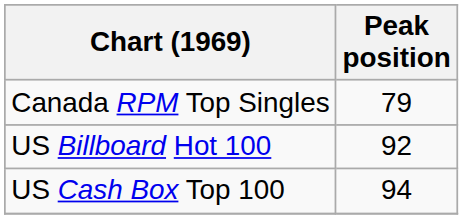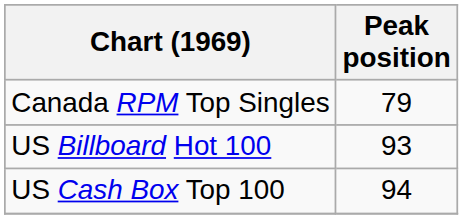(397, 146) 92 -> (397, 146) 93
